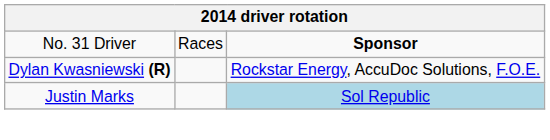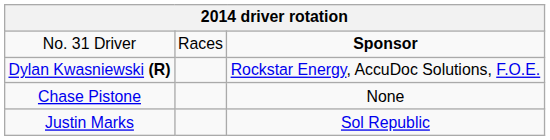+ row: (89, 96)
(385, 96) lightblue background -> (385, 122) no background
